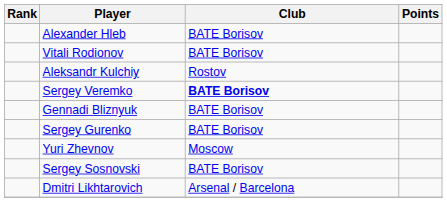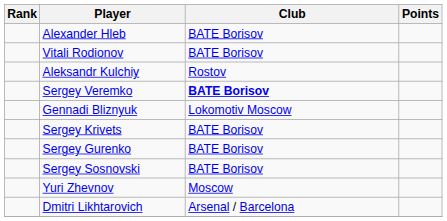(226, 110) BATE Borisov -> (240, 110) Lokomotiv Moscow
+ row: (82, 130)
rows swapped: (78, 149) <-> (91, 168)
